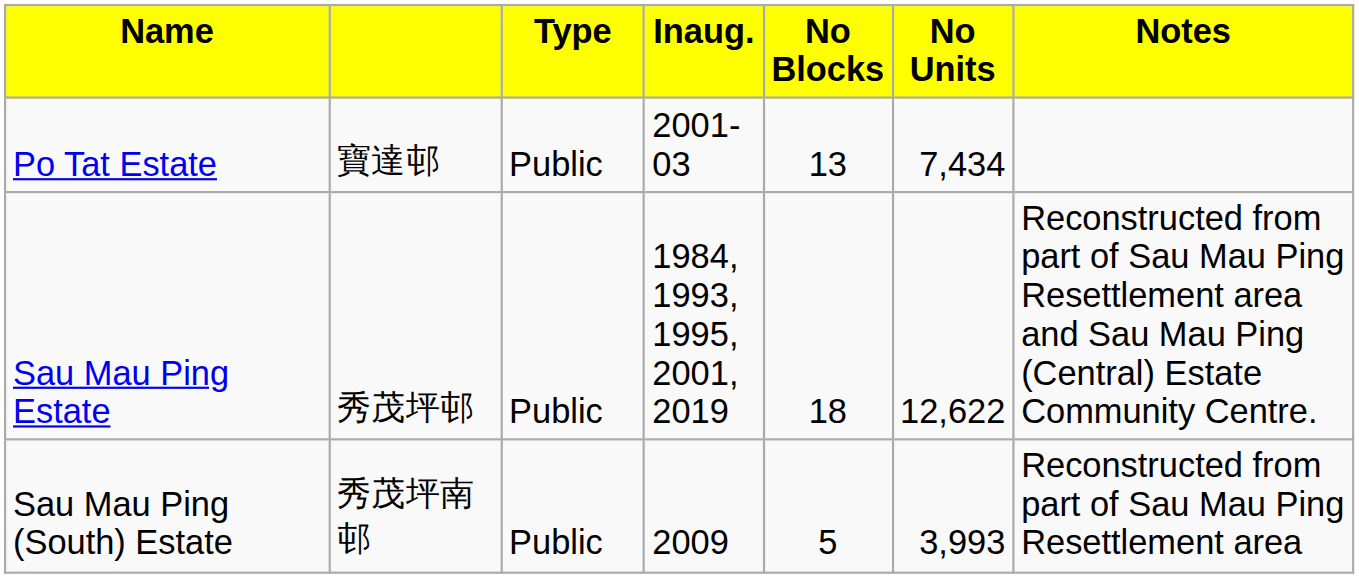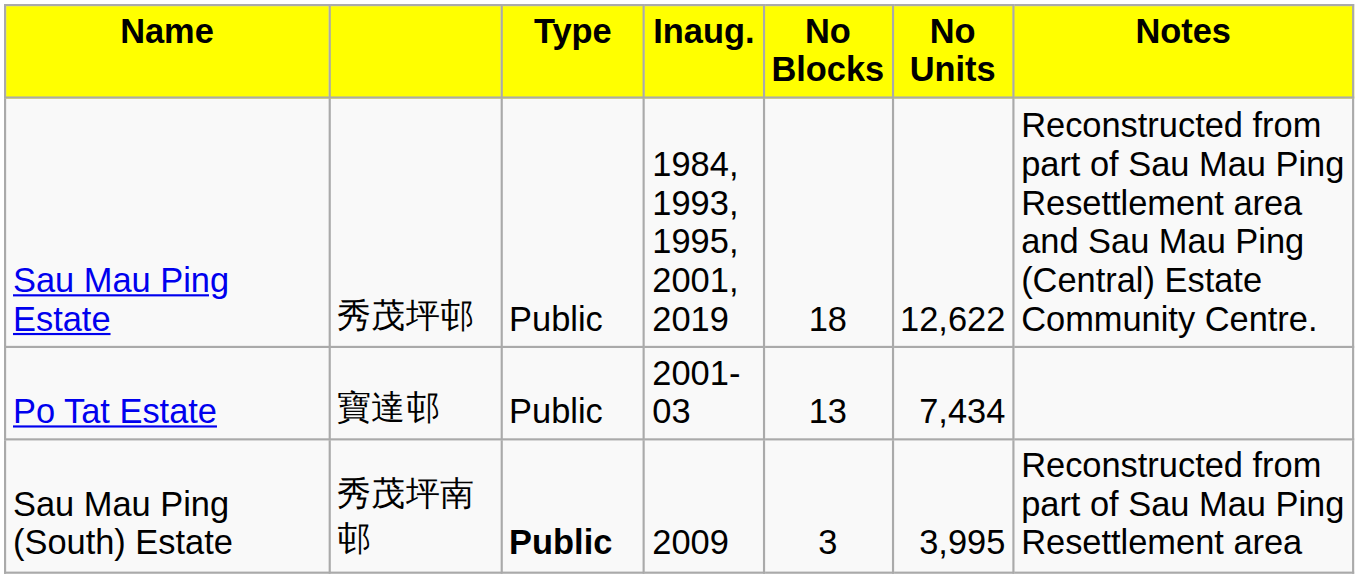rows swapped: (115, 163) <-> (121, 392)
(556, 543) normal -> (561, 543) bold
(828, 543) 5 -> (828, 543) 3
(962, 543) 3,993 -> (962, 543) 3,995
